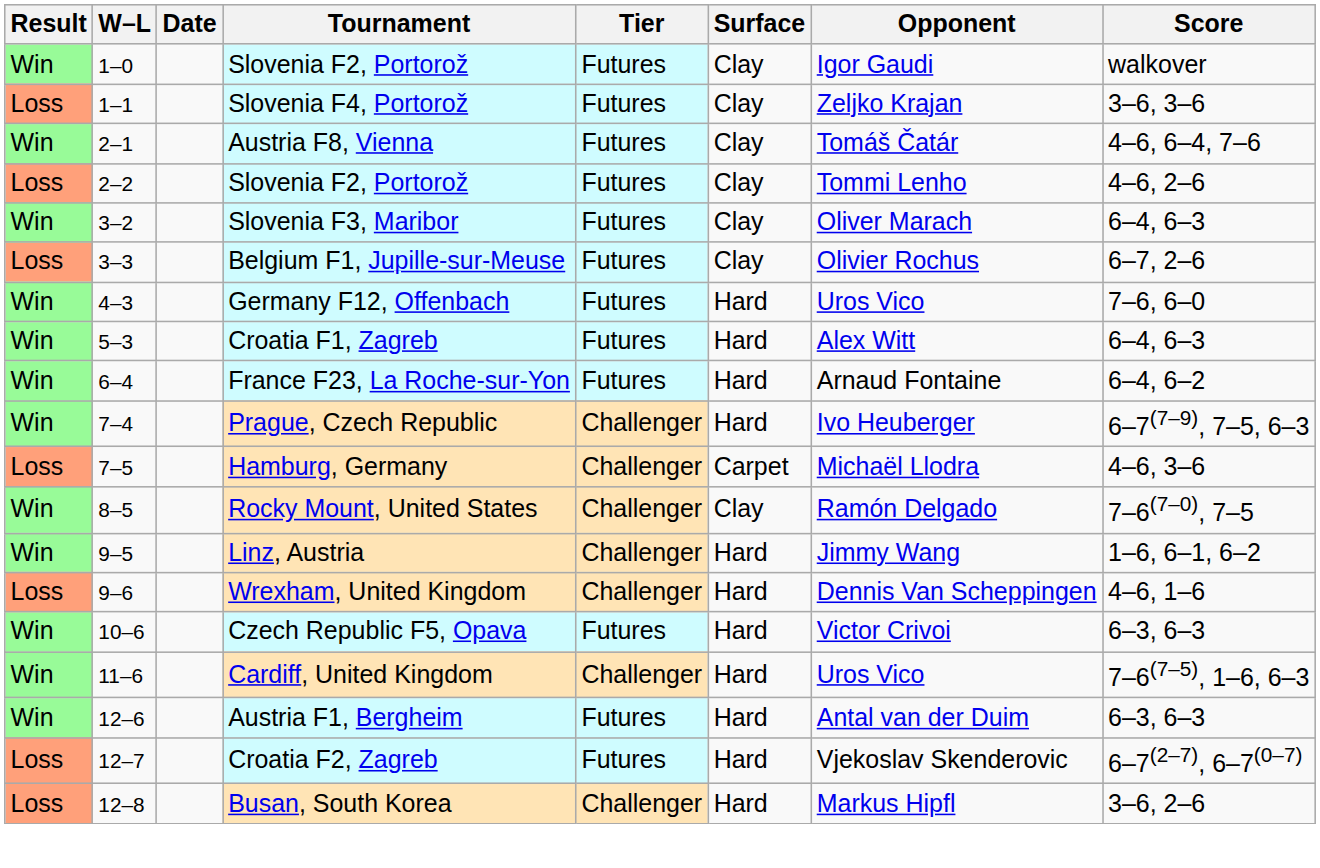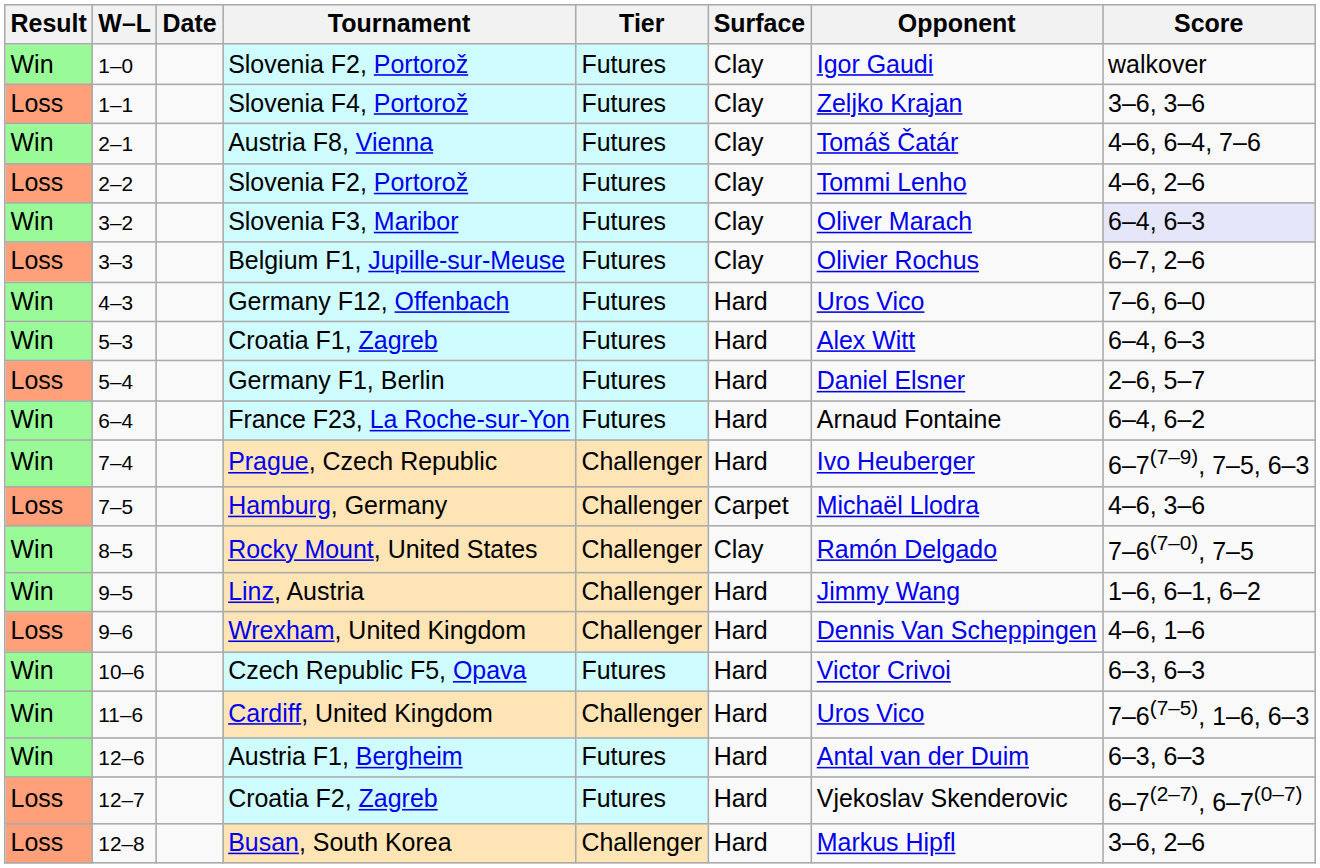(1157, 222) no background -> (1157, 222) lavender background
+ row: (116, 382)
